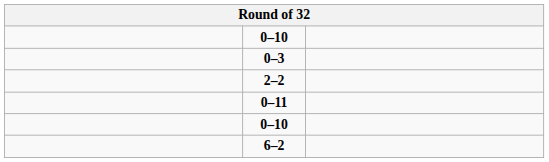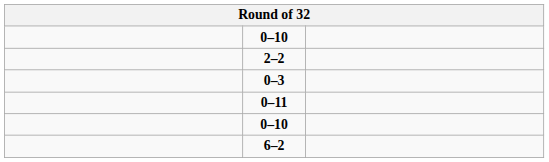rows swapped: (274, 59) <-> (274, 80)
